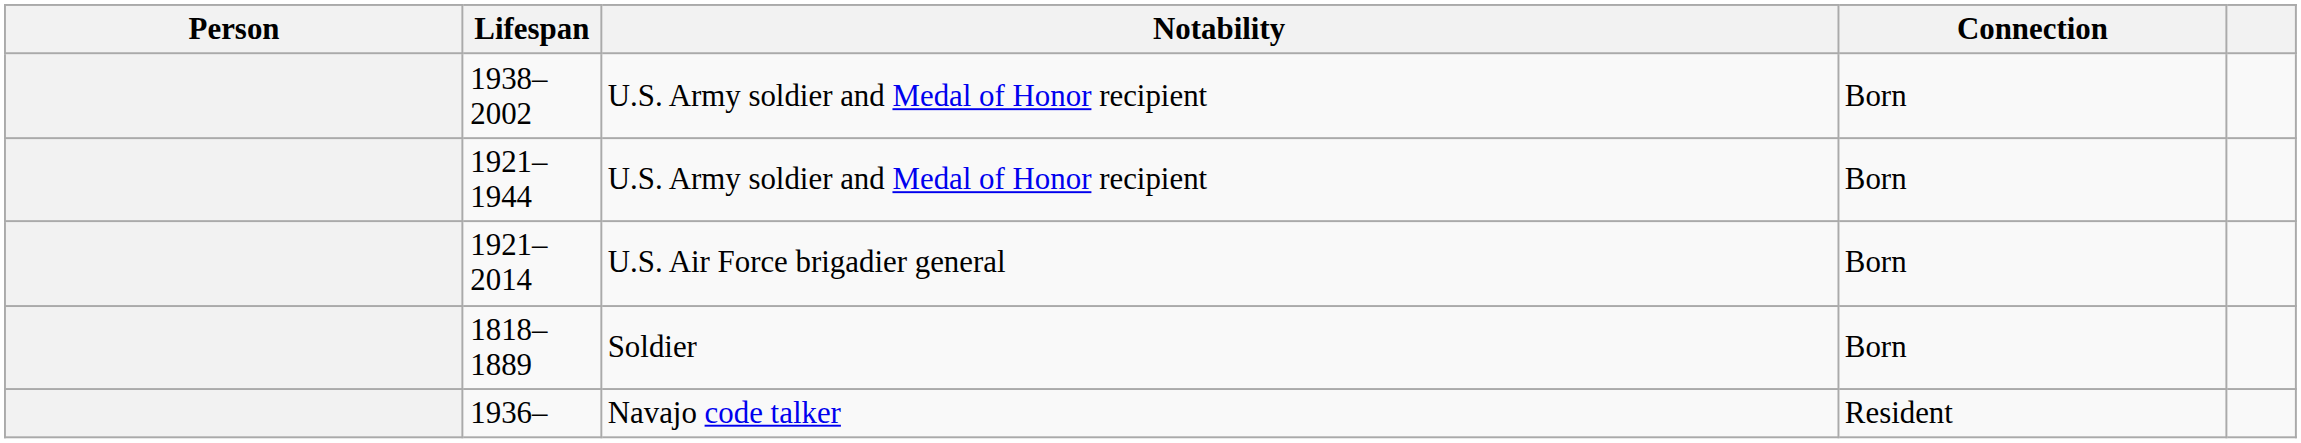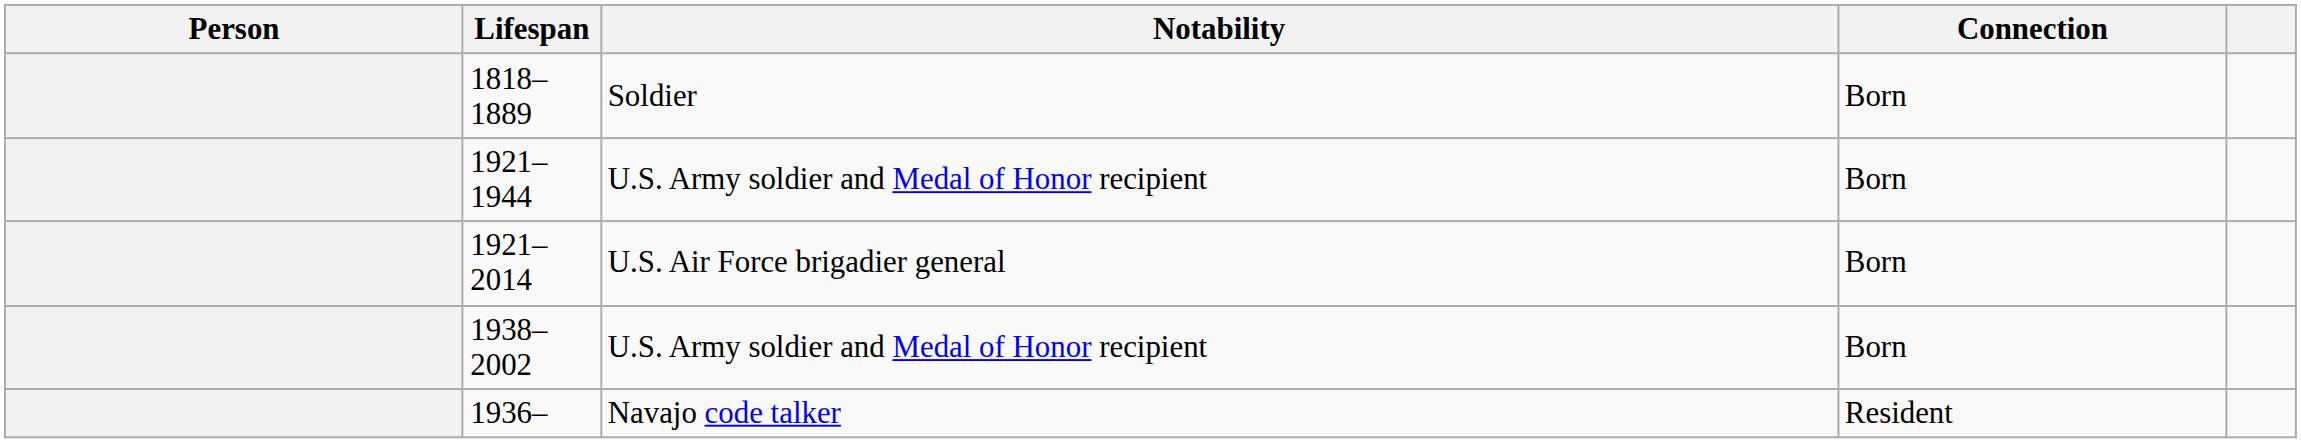rows swapped: (509, 346) <-> (509, 95)
